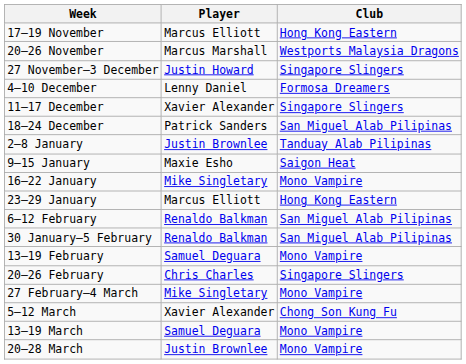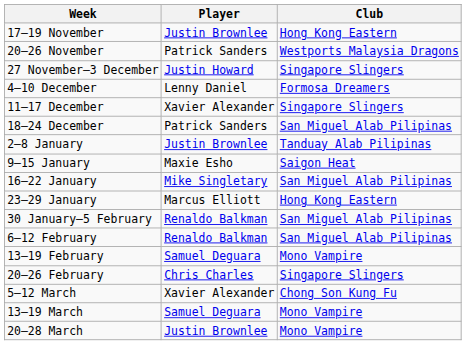(212, 32) Marcus Elliott -> (216, 32) Justin Brownlee
(216, 51) Marcus Marshall -> (216, 51) Patrick Sanders
(321, 182) Mono Vampire -> (366, 182) San Miguel Alab Pilipinas
rows swapped: (79, 238) <-> (52, 219)
- row: (73, 293)
